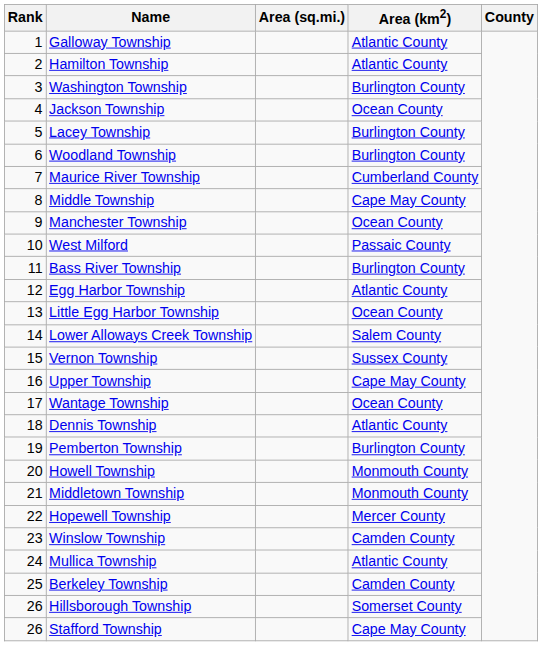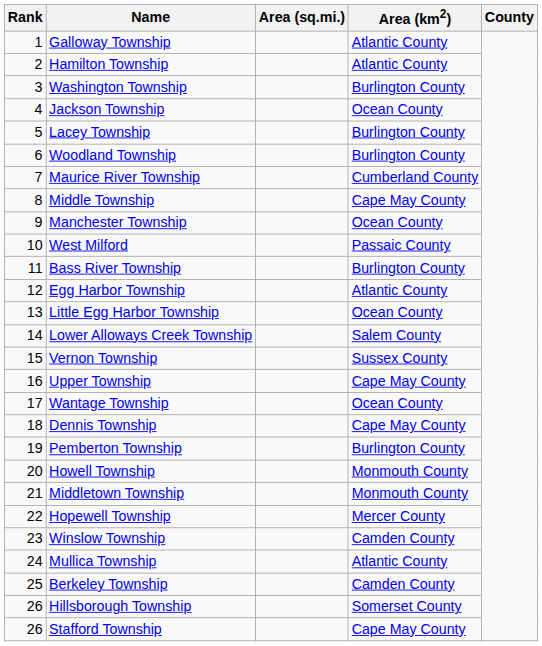(400, 426) Atlantic County -> (409, 426) Cape May County
